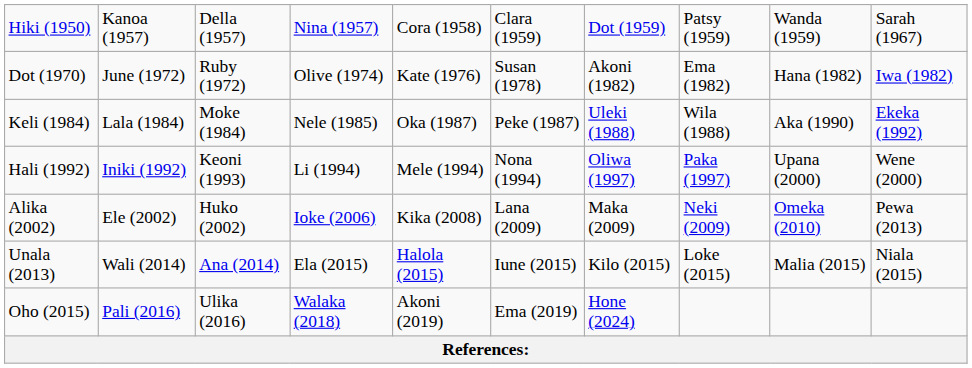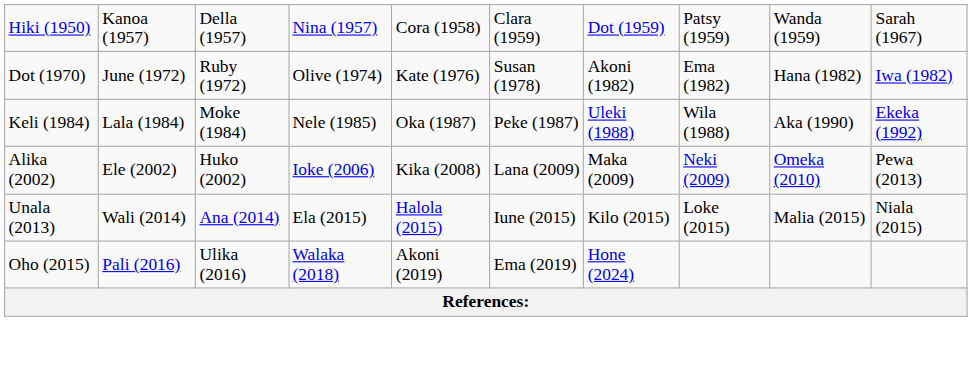- row: (49, 169)
